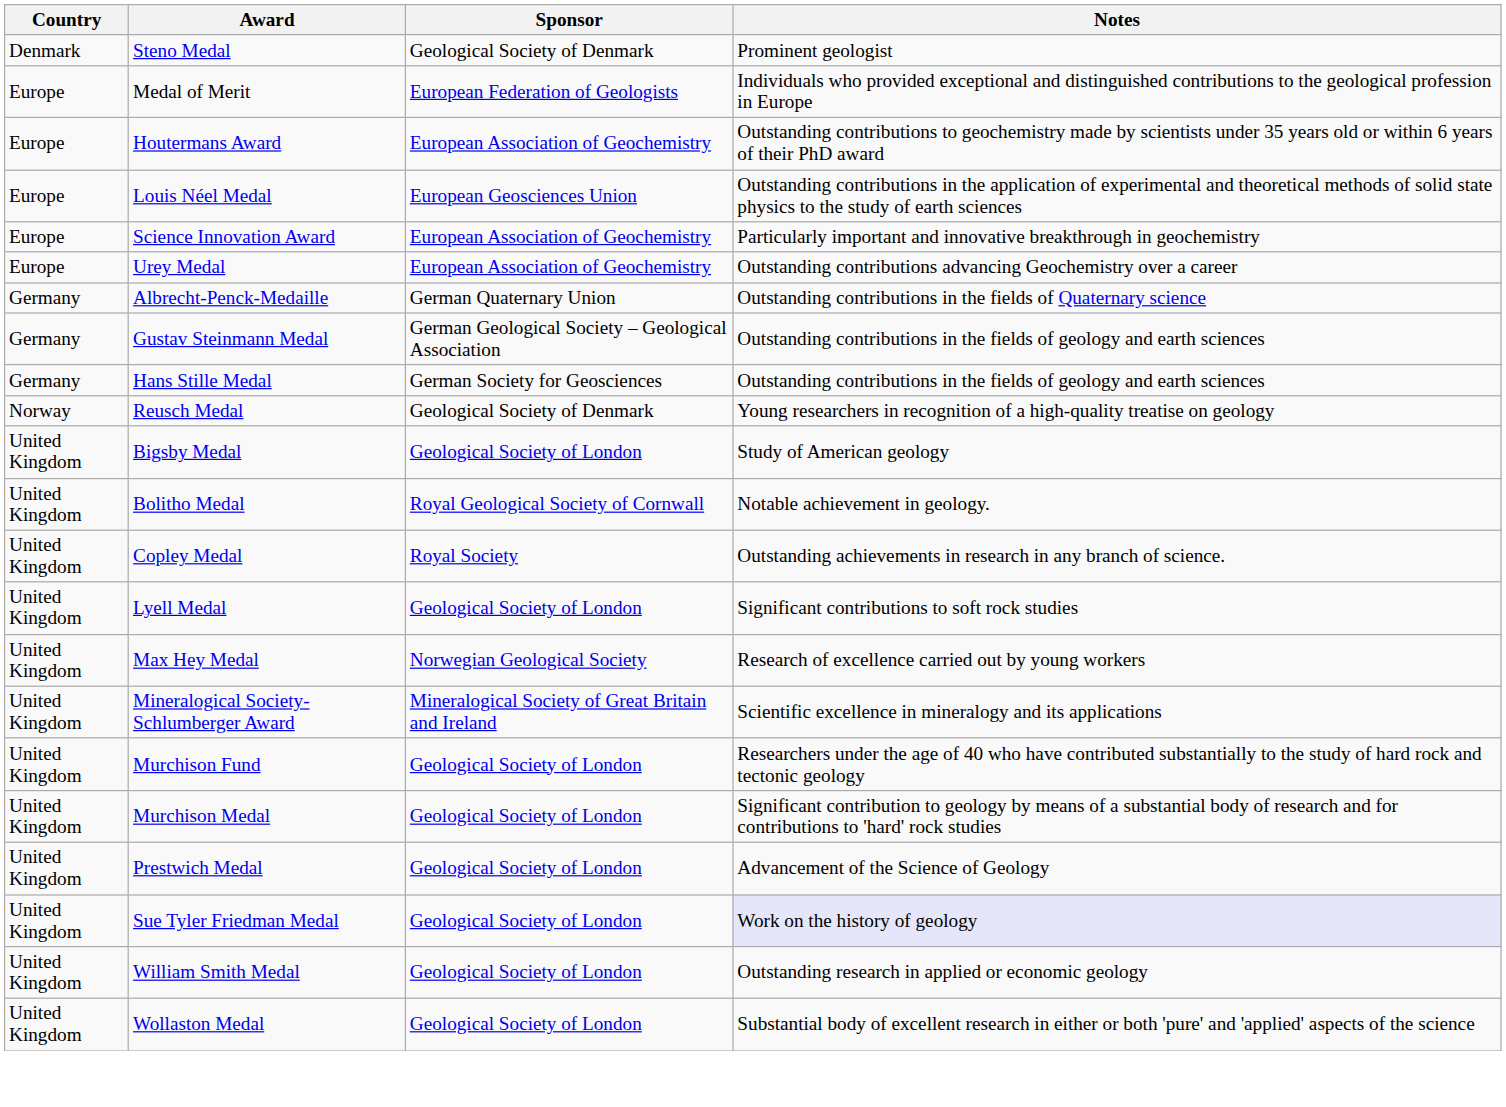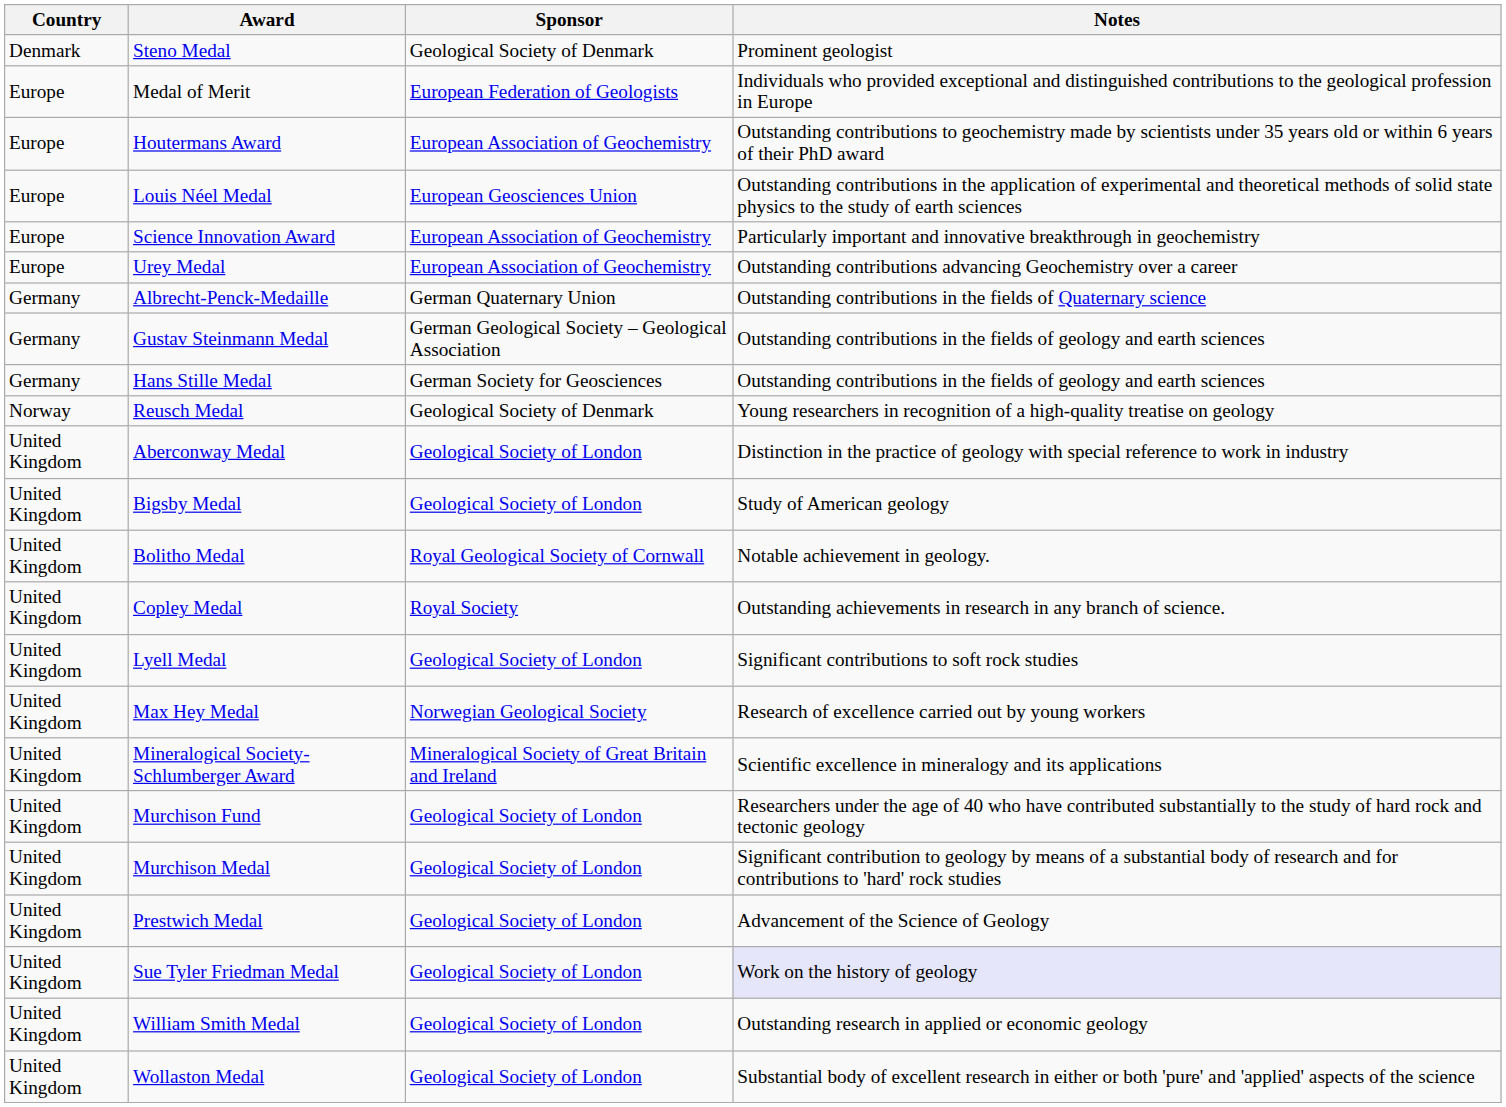+ row: (209, 451)
